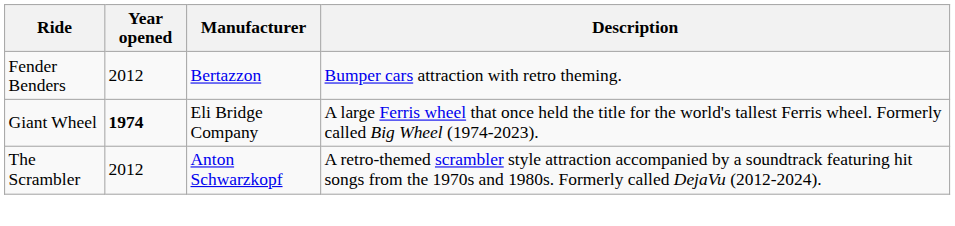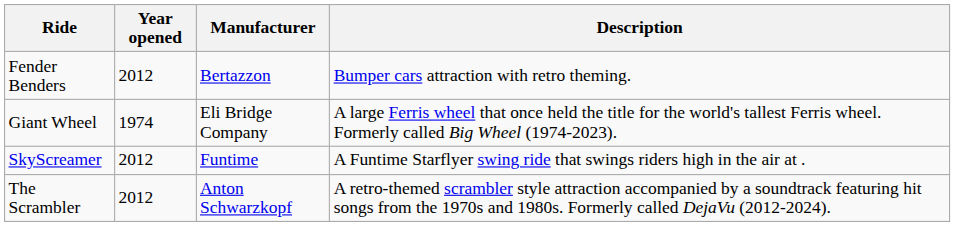(126, 122) bold -> (136, 122) normal
+ row: (55, 160)
